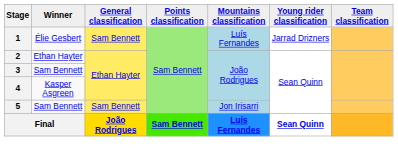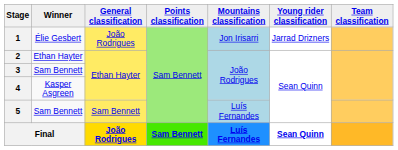(116, 39) Sam Bennett -> (116, 39) João Rodrigues
(239, 39) Luís Fernandes -> (239, 39) Jon Irisarri
(239, 107) Jon Irisarri -> (239, 112) Luís Fernandes
